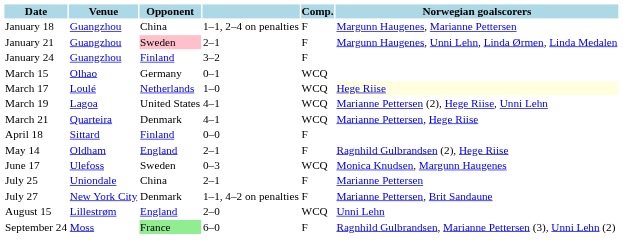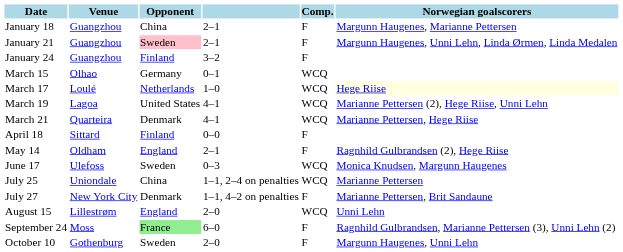(251, 26) 1–1, 2–4 on penalties -> (211, 26) 2–1
(211, 180) 2–1 -> (251, 180) 1–1, 2–4 on penalties
(305, 180) F -> (315, 180) WCQ
+ row: (30, 242)
